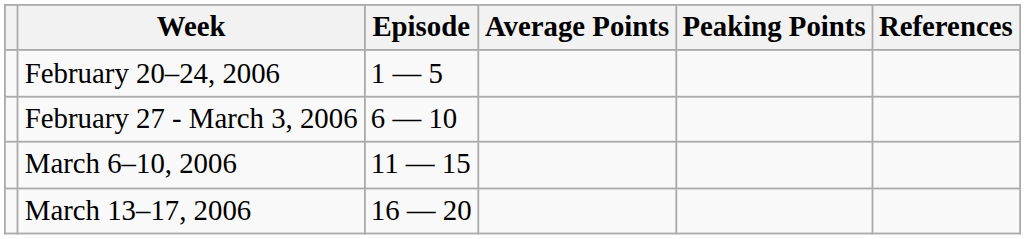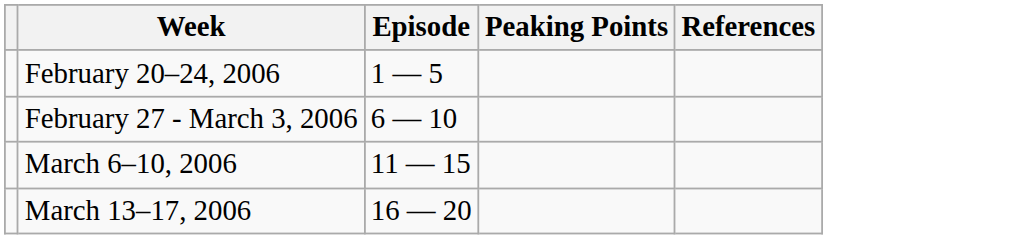- column: (577, 27)
